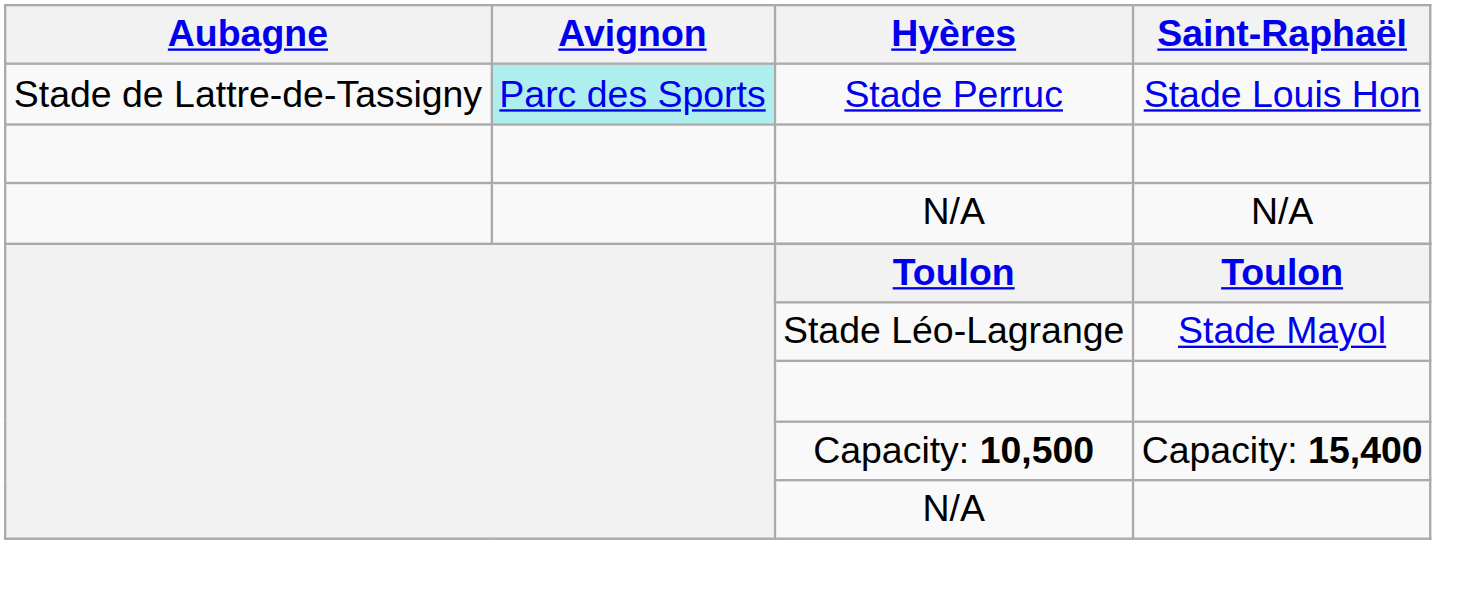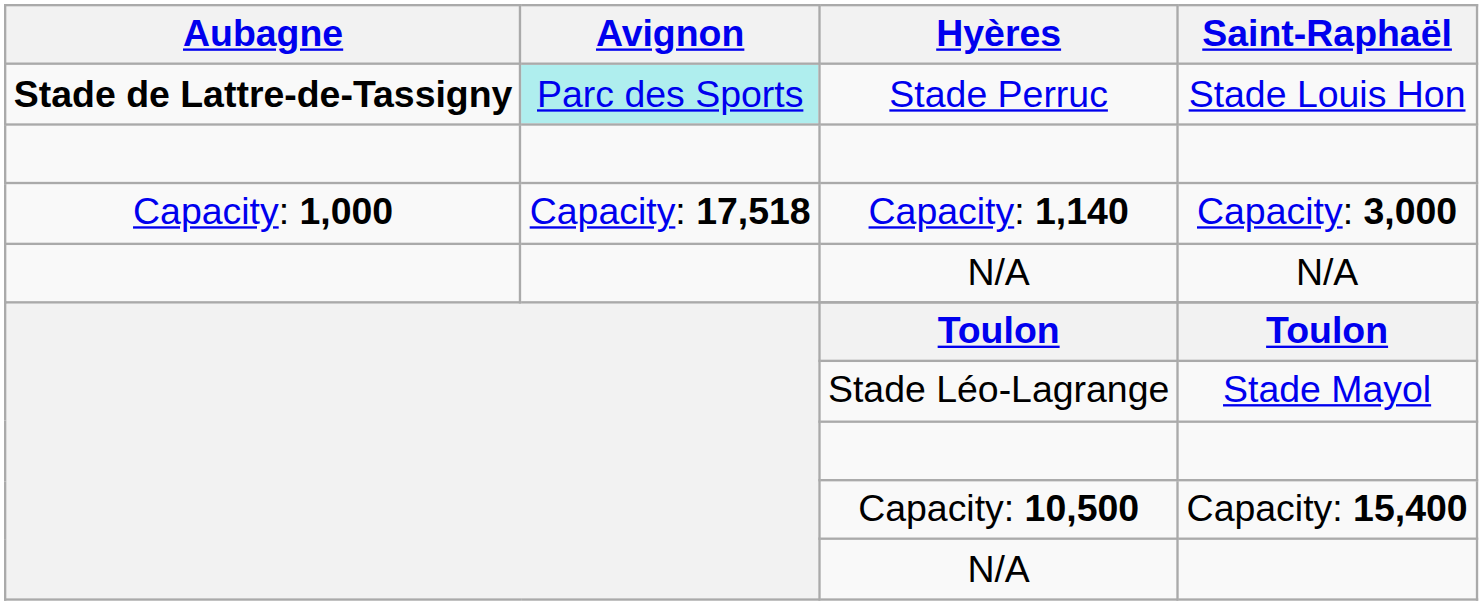(248, 93) normal -> (263, 93) bold
+ row: (999, 212)
